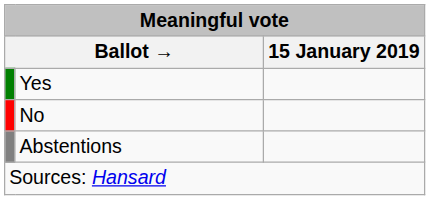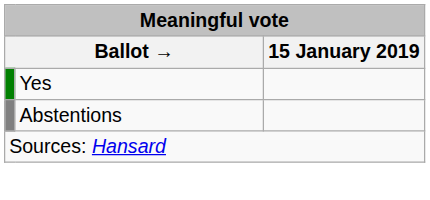- row: (32, 114)
